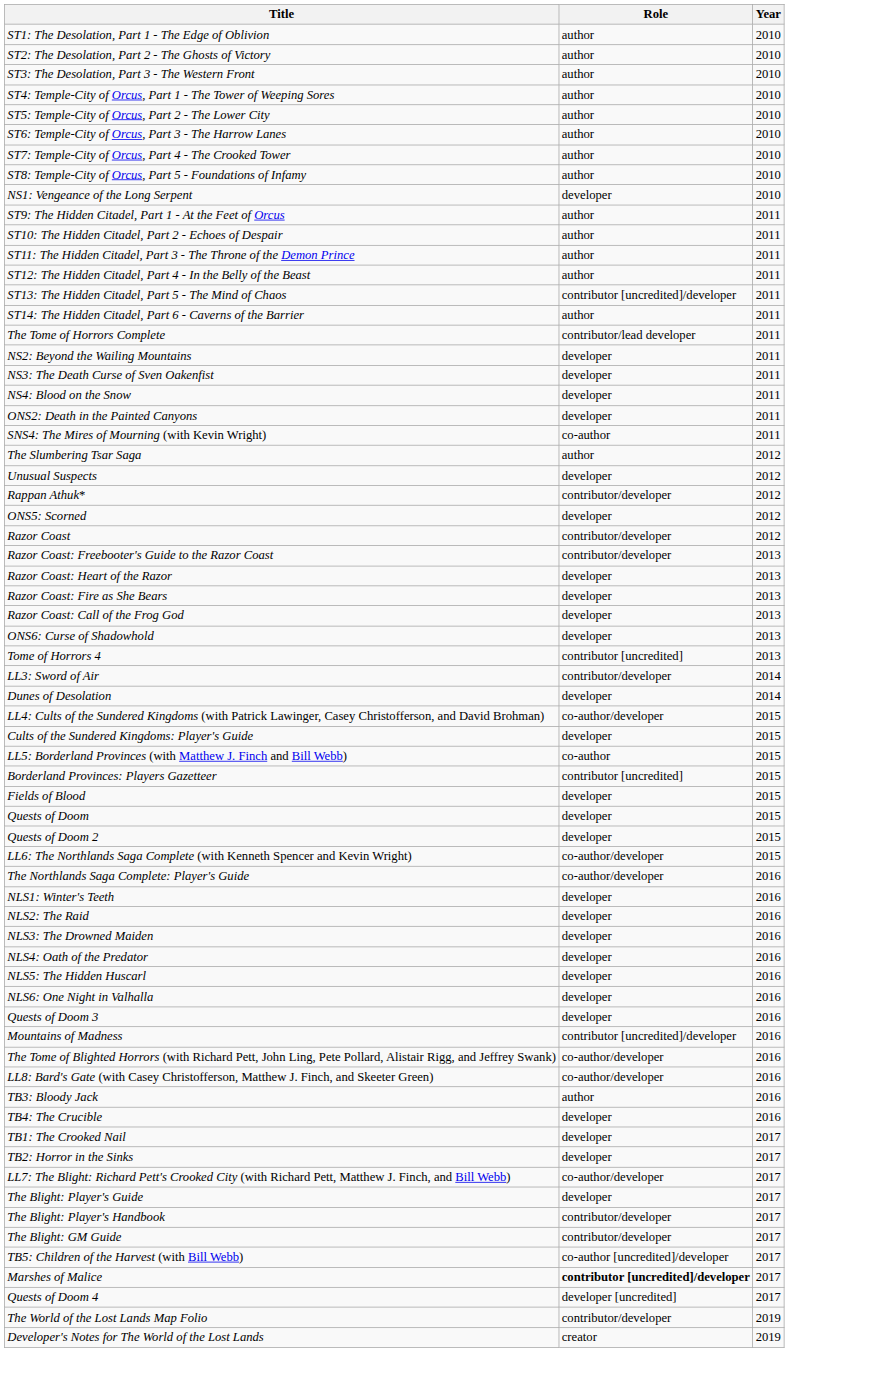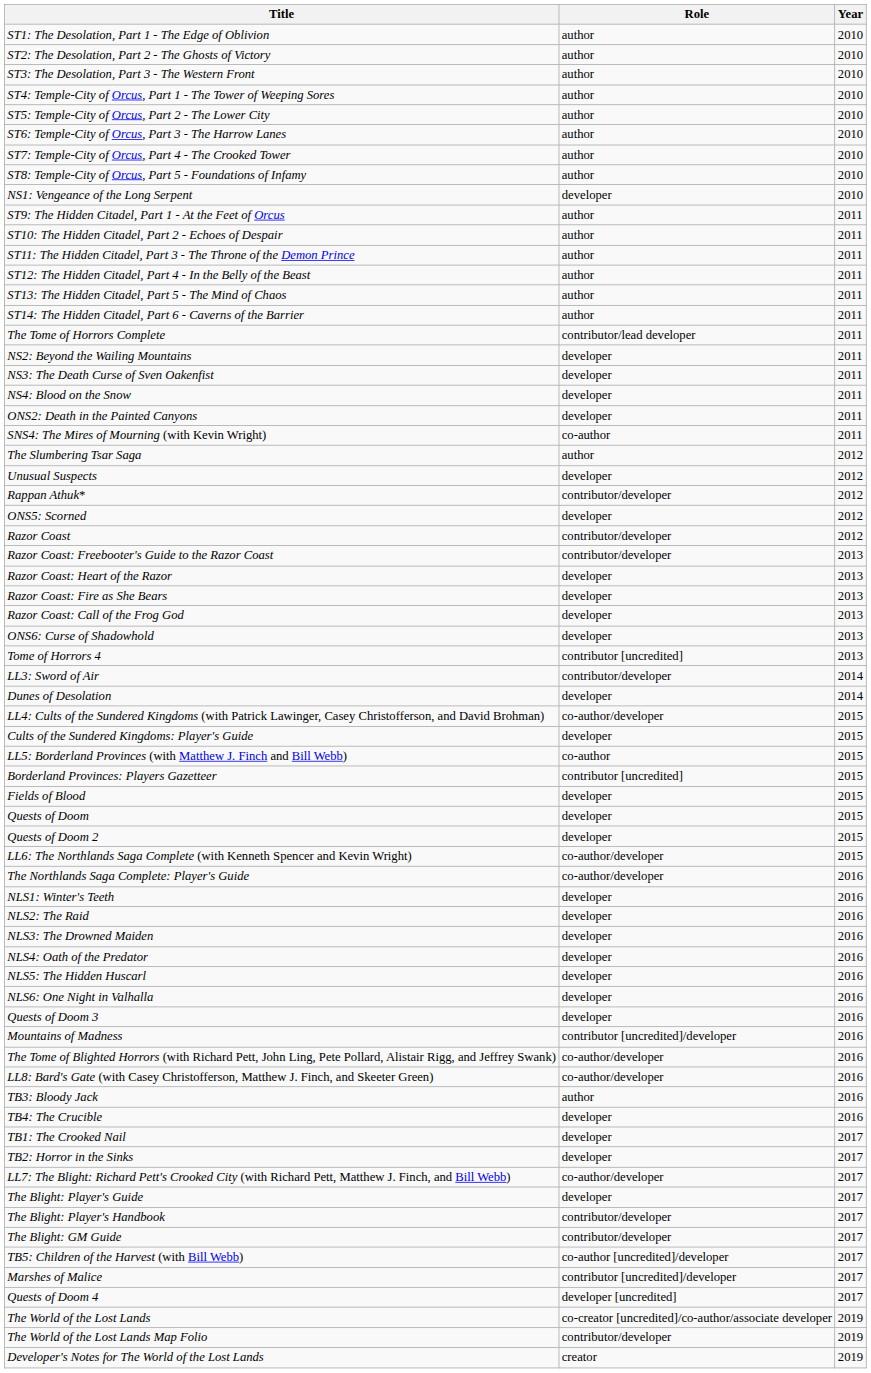(649, 295) contributor [uncredited]/developer -> (578, 295) author
(656, 1277) bold -> (649, 1277) normal
+ row: (79, 1317)
